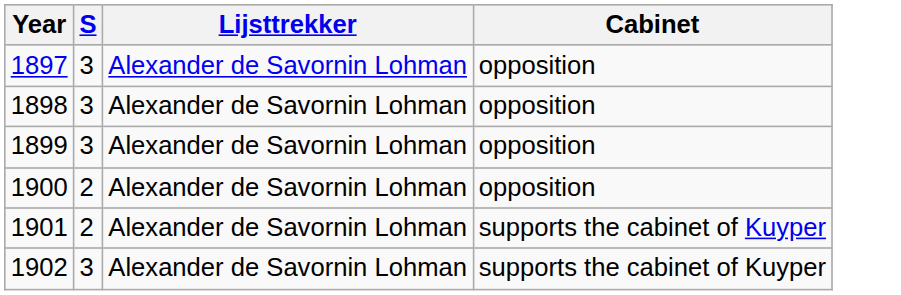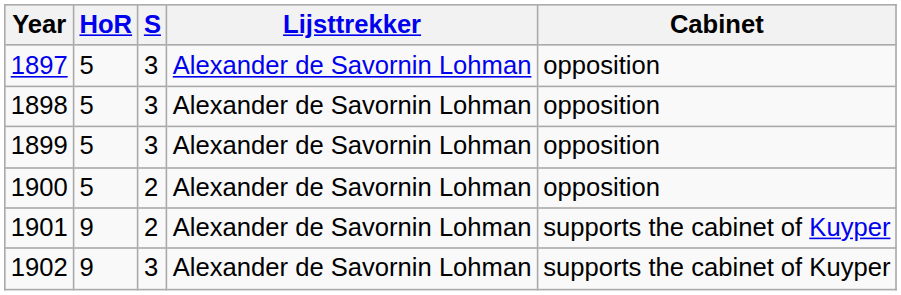+ column: (106, 24)
